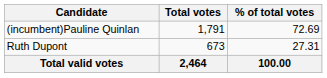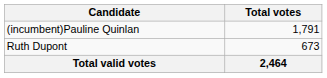- column: (275, 13)
